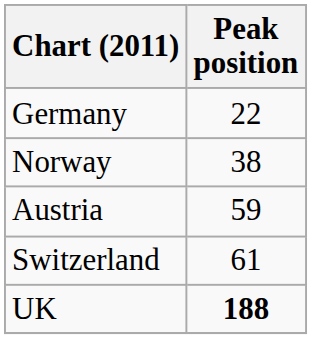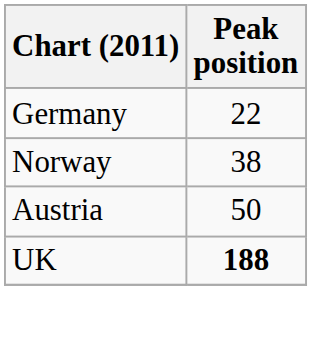(246, 210) 59 -> (246, 210) 50
- row: (86, 259)
